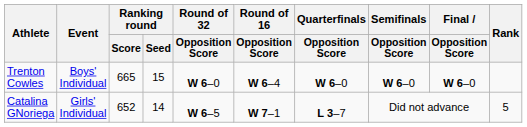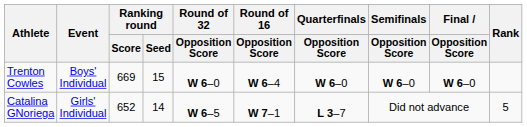(126, 78) 665 -> (126, 78) 669
